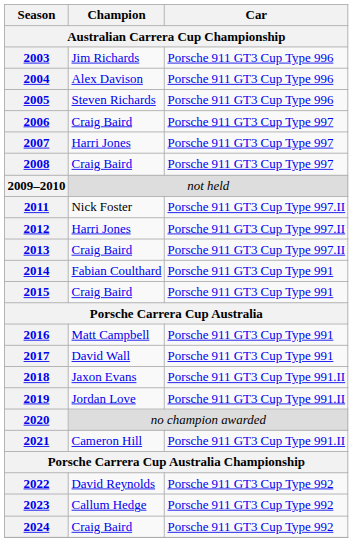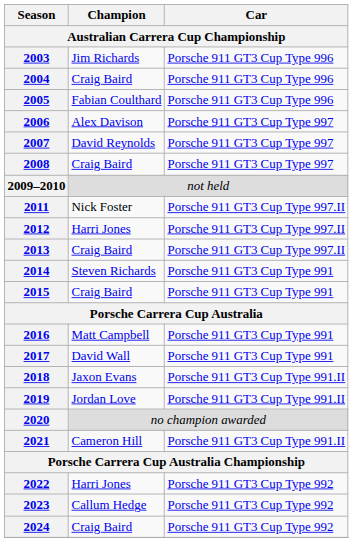(107, 79) Alex Davison -> (102, 79) Craig Baird
(114, 100) Steven Richards -> (117, 100) Fabian Coulthard
(102, 121) Craig Baird -> (107, 121) Alex Davison
(101, 143) Harri Jones -> (113, 143) David Reynolds
(117, 270) Fabian Coulthard -> (114, 270) Steven Richards
(113, 484) David Reynolds -> (101, 484) Harri Jones
